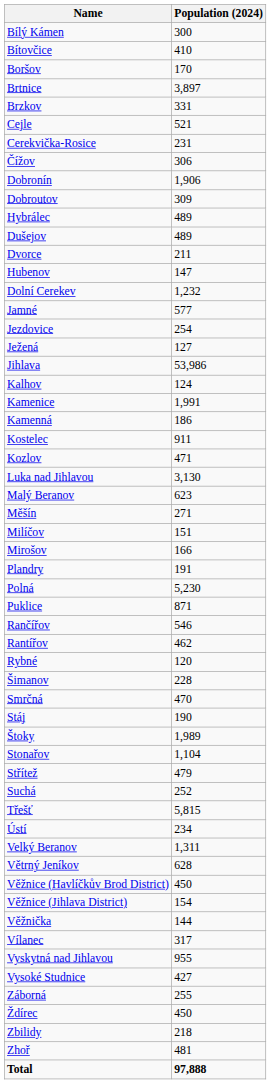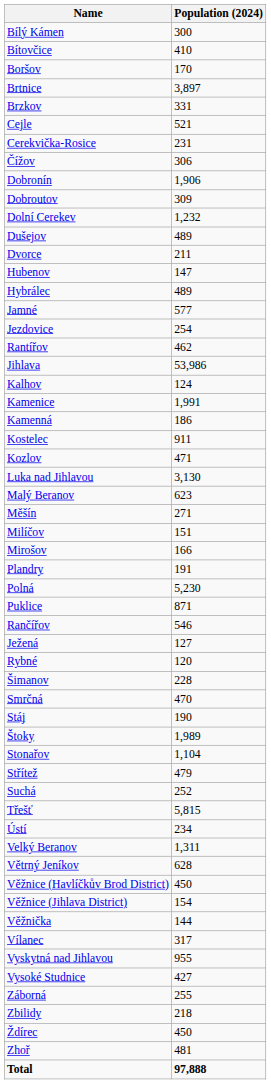rows swapped: (41, 291) <-> (28, 217)
rows swapped: (23, 347) <-> (27, 643)
rows swapped: (24, 1032) <-> (22, 1014)
